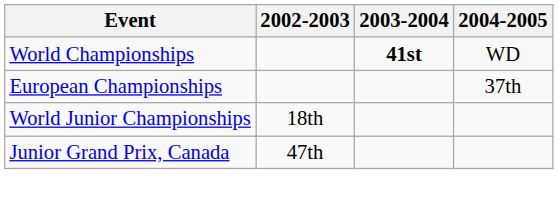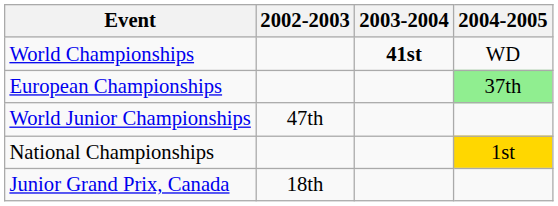(503, 86) no background -> (503, 86) lightgreen background
(305, 119) 18th -> (305, 119) 47th
+ row: (112, 151)
(305, 151) 47th -> (305, 184) 18th
